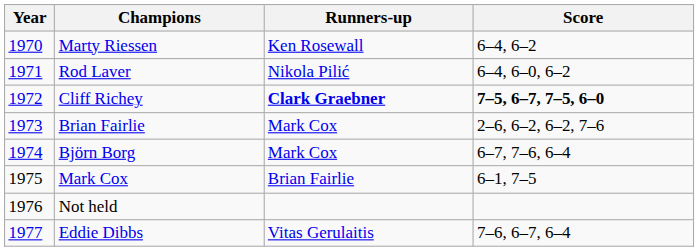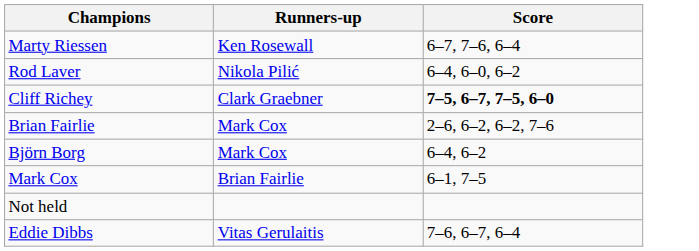- column: (30, 17)
(507, 44) 6–4, 6–2 -> (474, 44) 6–7, 7–6, 6–4
(327, 98) bold -> (270, 98) normal
(524, 152) 6–7, 7–6, 6–4 -> (457, 152) 6–4, 6–2
